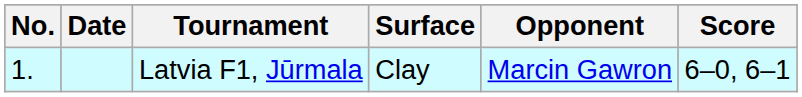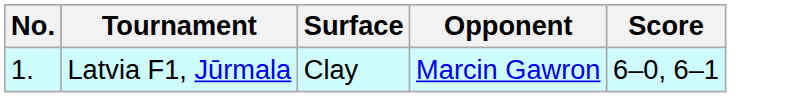- column: (97, 26)
